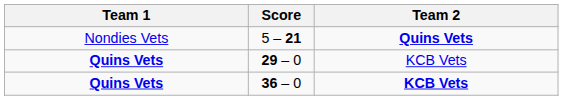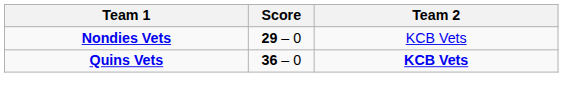- row: (281, 38)
(126, 60) Quins Vets -> (126, 38) Nondies Vets
